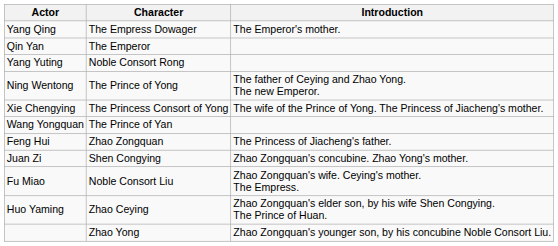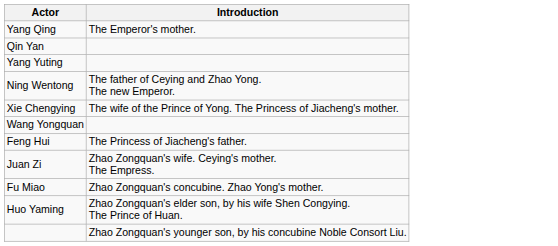- column: (159, 12)
(351, 158) Zhao Zongquan's concubine. Zhao Yong's mother. -> (183, 164) Zhao Zongquan's wife. Ceying's mother. The Empress.
(327, 181) Zhao Zongquan's wife. Ceying's mother. The Empress. -> (206, 187) Zhao Zongquan's concubine. Zhao Yong's mother.
